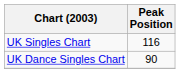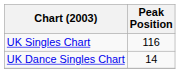(151, 59) 90 -> (151, 59) 14
